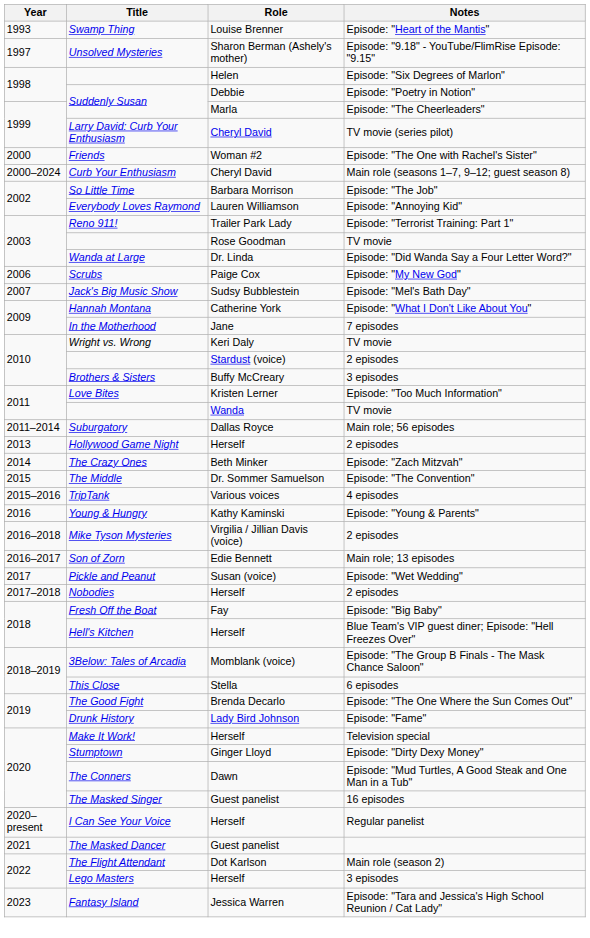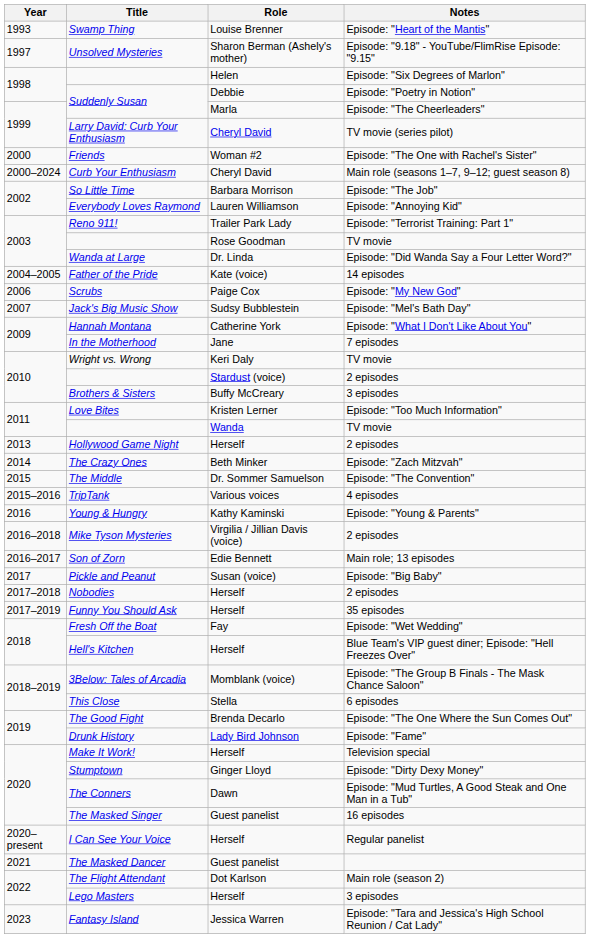+ row: (113, 275)
- row: (98, 428)
(405, 576) Episode: "Wet Wedding" -> (394, 576) Episode: "Big Baby"
+ row: (123, 610)
(394, 610) Episode: "Big Baby" -> (405, 627) Episode: "Wet Wedding"
